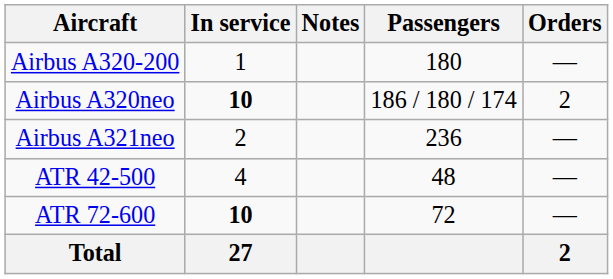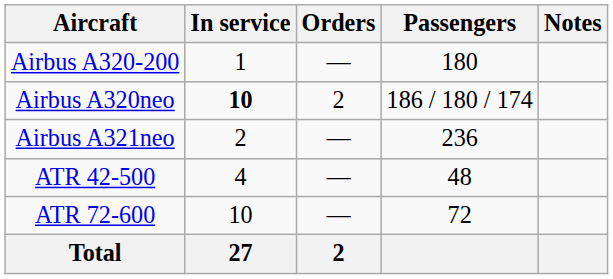columns swapped: (565, 23) <-> (330, 23)
(240, 215) bold -> (240, 215) normal
